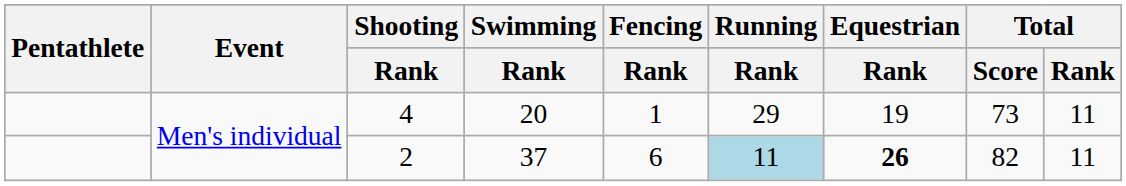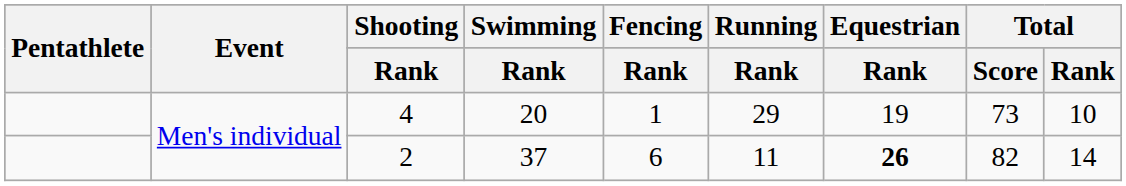(1083, 113) 11 -> (1083, 113) 10
(766, 157) lightblue background -> (766, 157) no background
(1083, 157) 11 -> (1083, 157) 14
